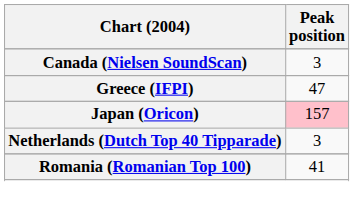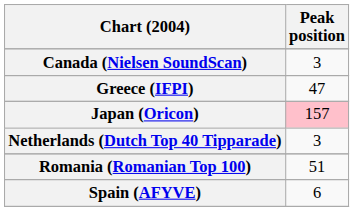(317, 166) 41 -> (317, 166) 51
+ row: (145, 192)
